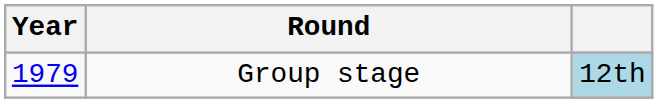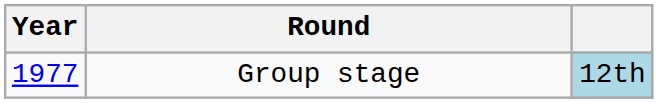(45, 75) 1979 -> (45, 75) 1977
